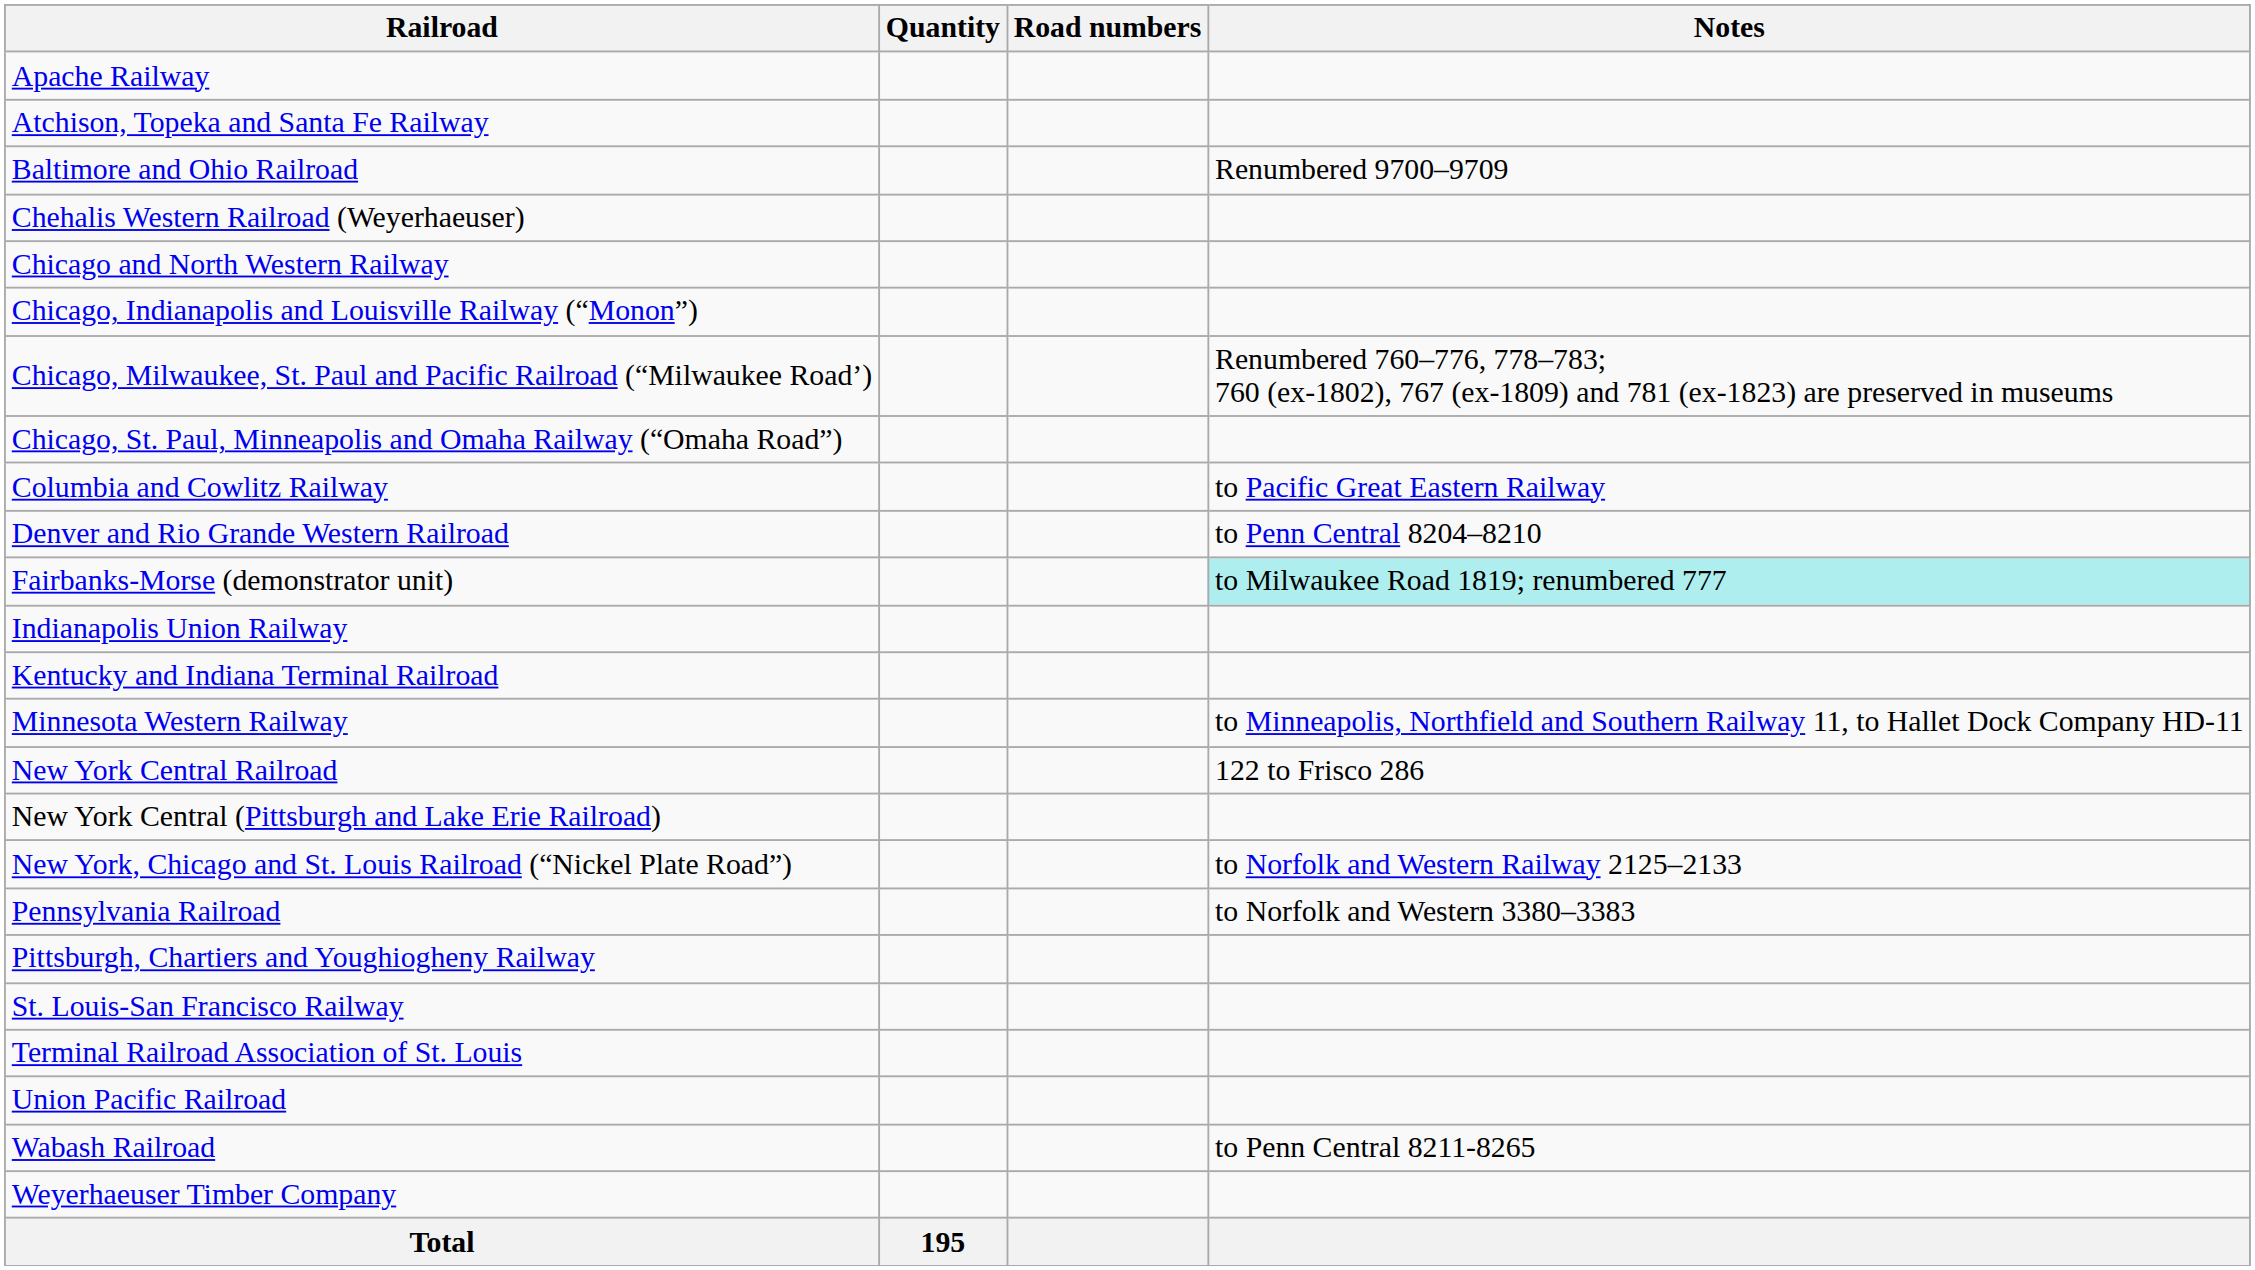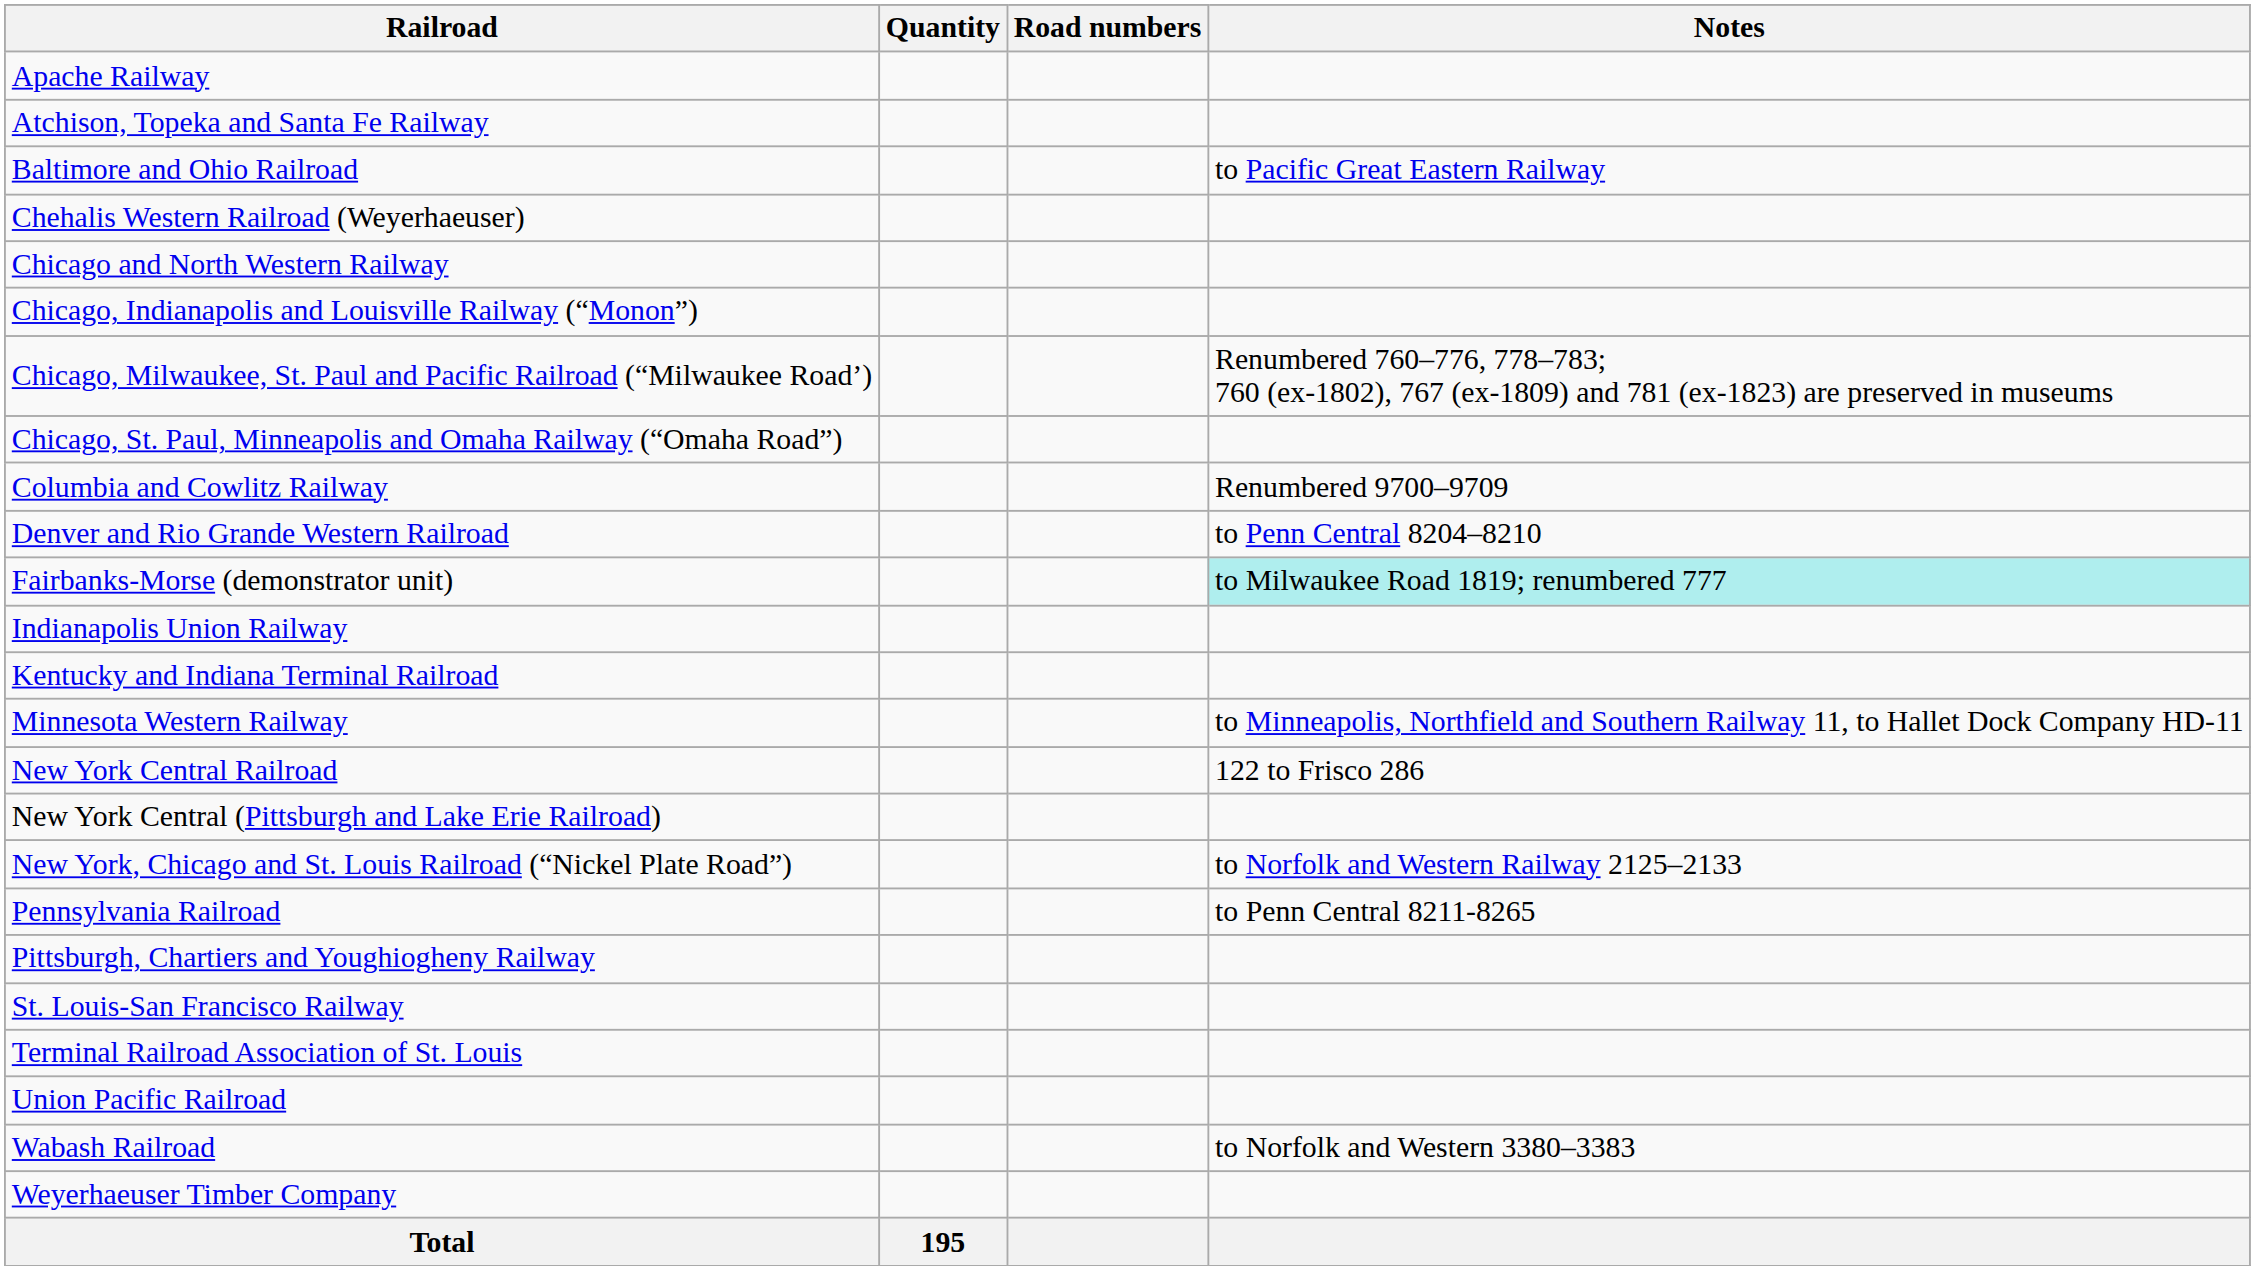(1362, 169) Renumbered 9700–9709 -> (1410, 169) to Pacific Great Eastern Railway
(1410, 486) to Pacific Great Eastern Railway -> (1362, 486) Renumbered 9700–9709
(1425, 911) to Norfolk and Western 3380–3383 -> (1375, 911) to Penn Central 8211-8265
(1375, 1147) to Penn Central 8211-8265 -> (1425, 1147) to Norfolk and Western 3380–3383
